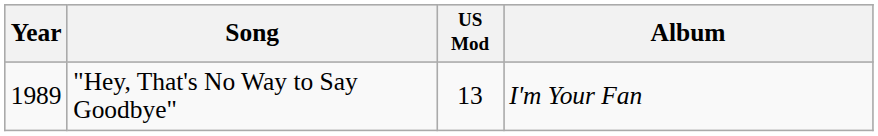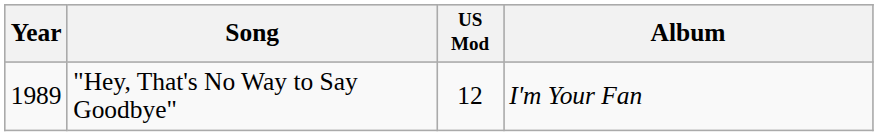(470, 95) 13 -> (470, 95) 12
